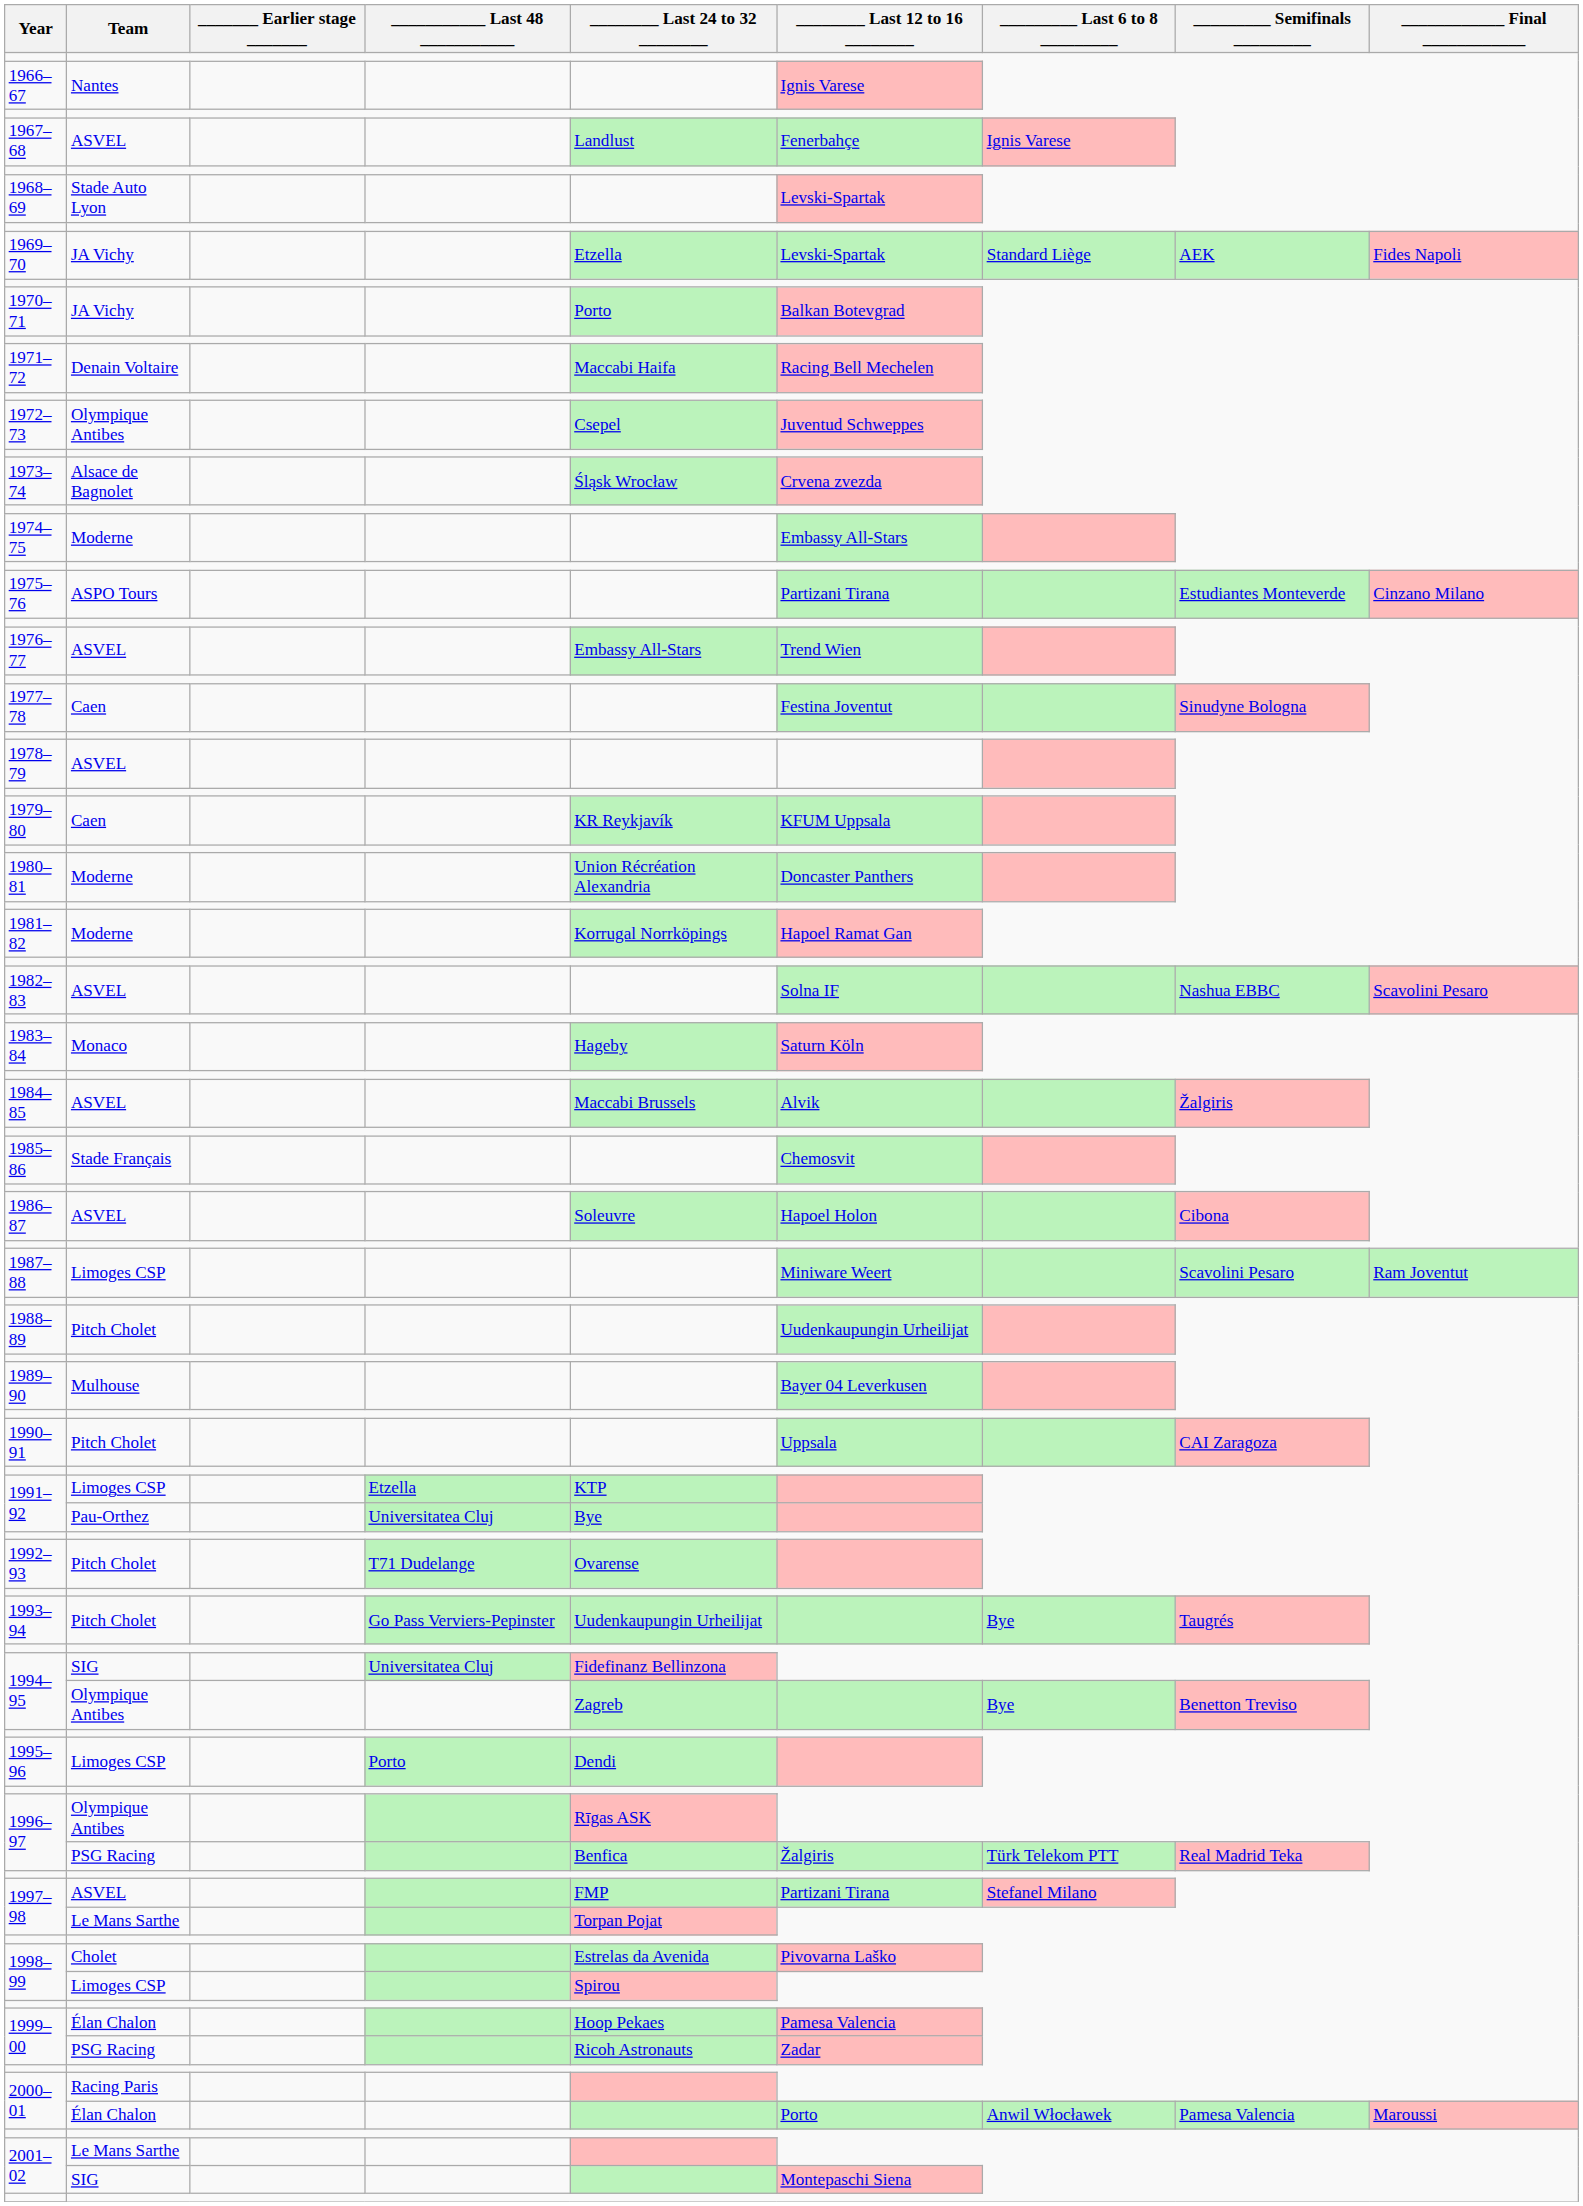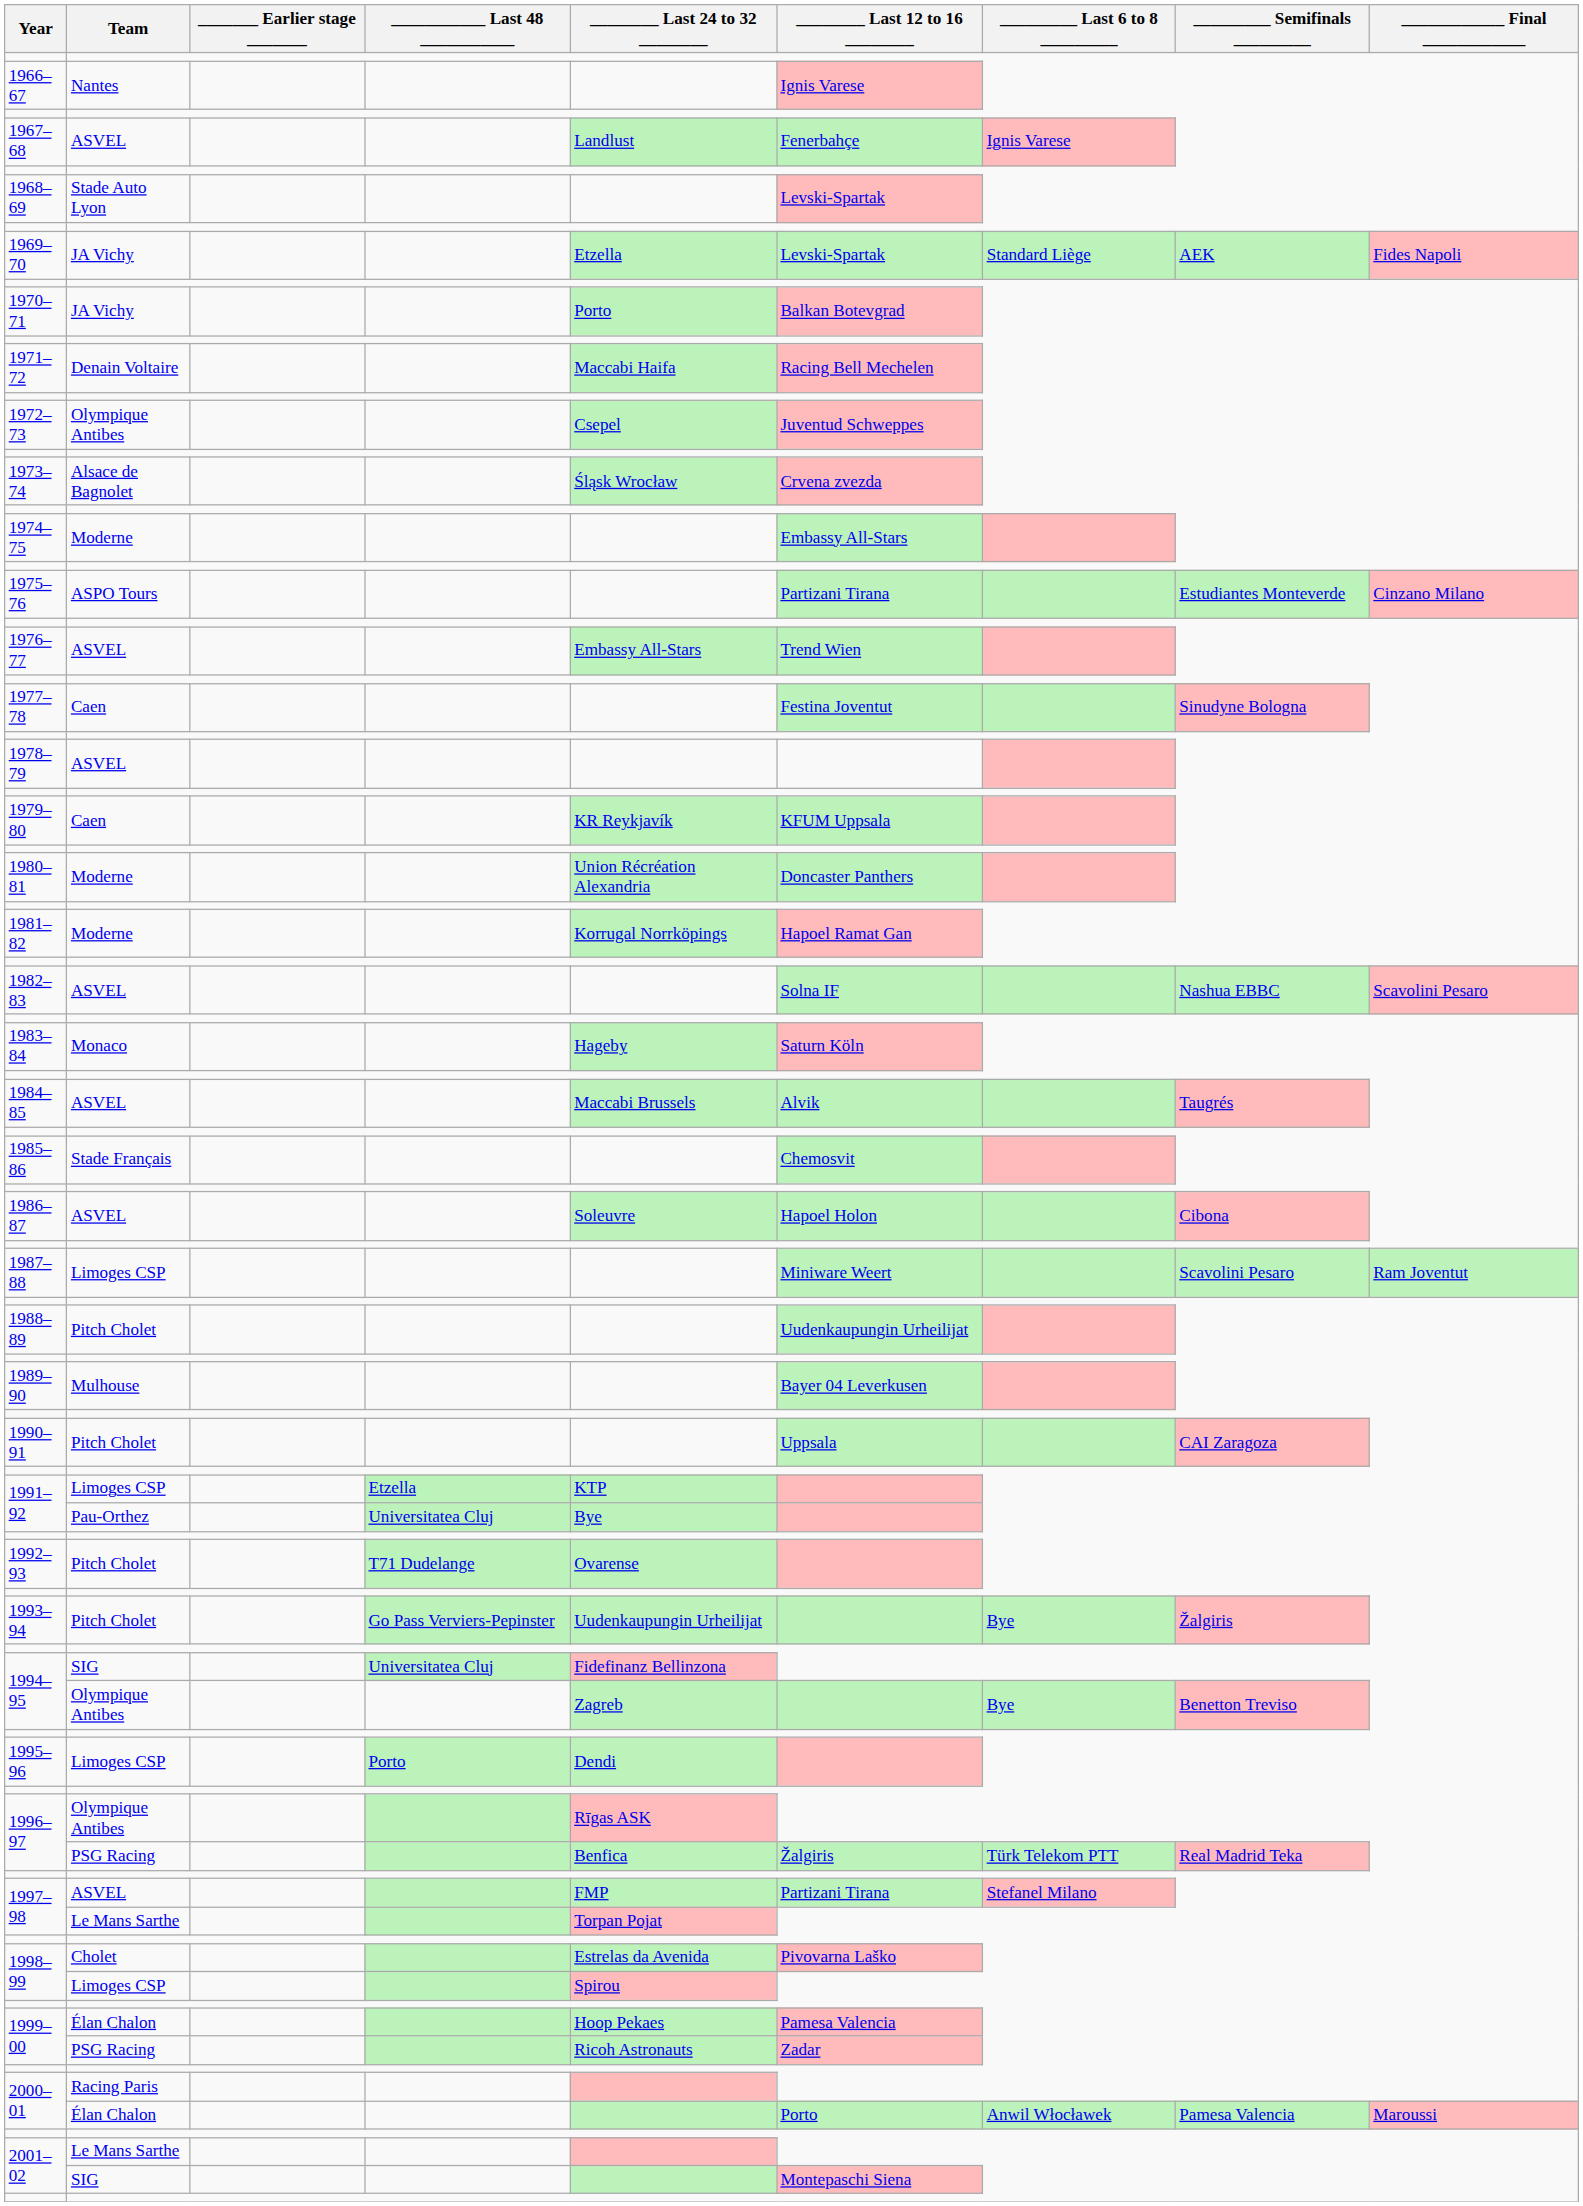(1206, 1102) Žalgiris -> (1206, 1102) Taugrés
(1206, 1619) Taugrés -> (1206, 1619) Žalgiris
